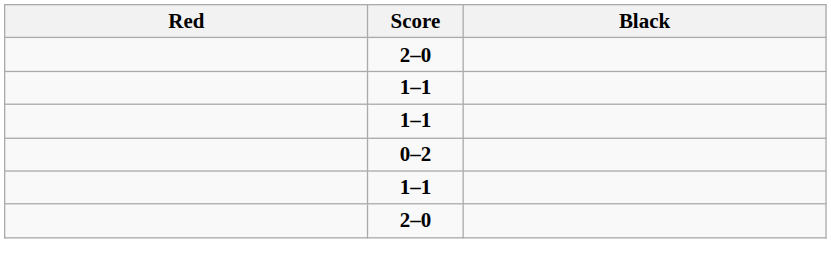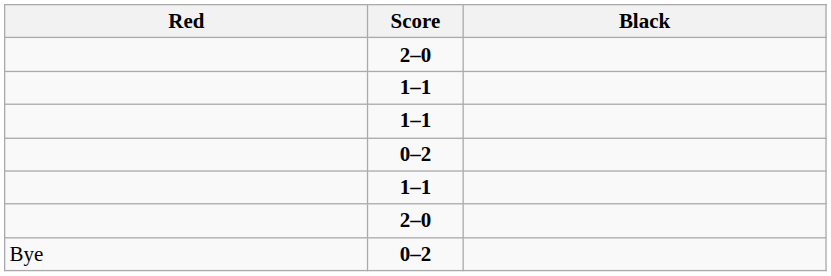+ row: (26, 253)
